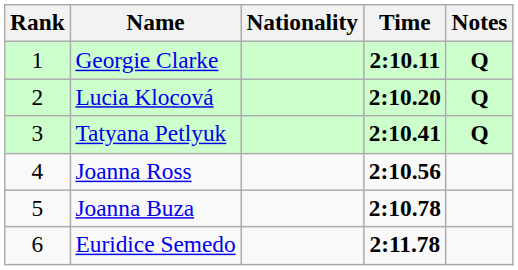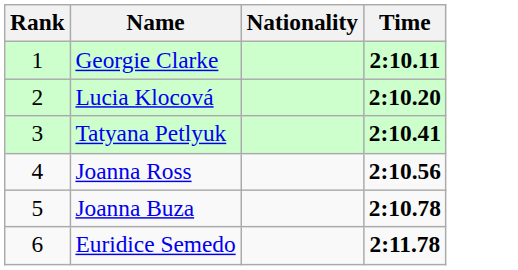- column: (480, 23)
